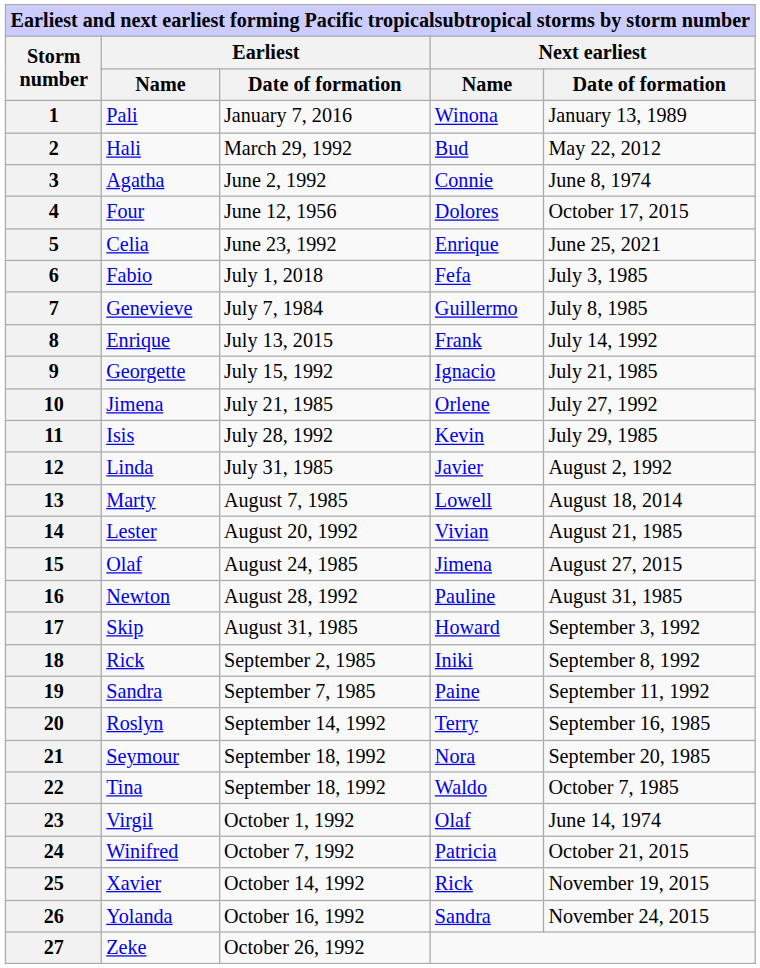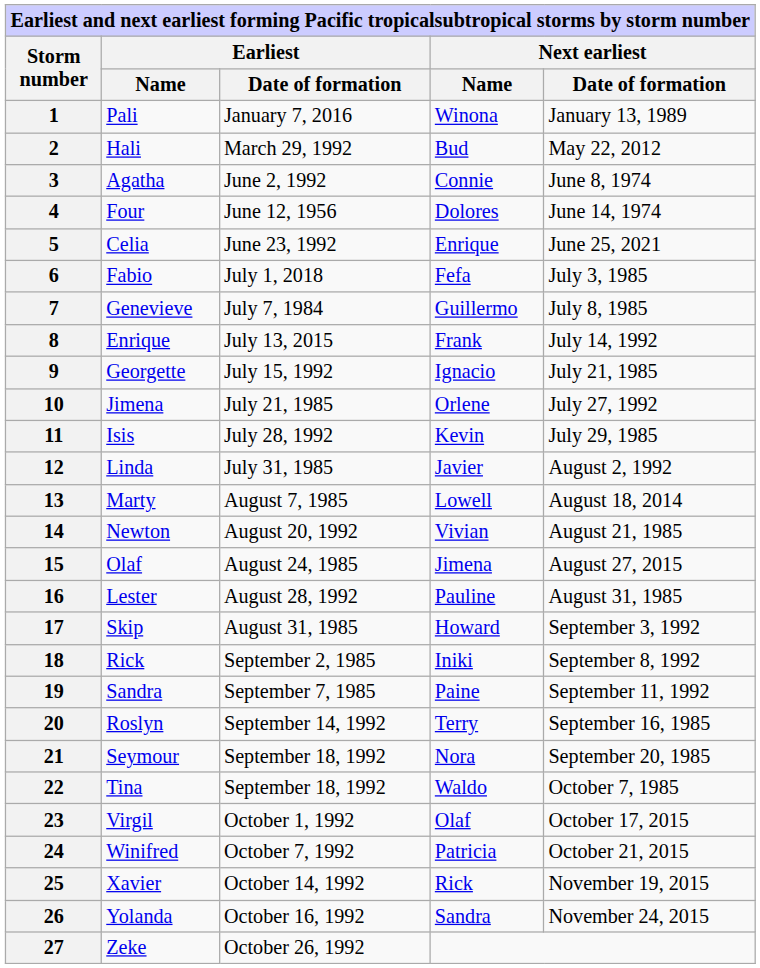(619, 212) October 17, 2015 -> (605, 212) June 14, 1974
(131, 532) Lester -> (138, 532) Newton
(138, 595) Newton -> (131, 595) Lester
(605, 819) June 14, 1974 -> (619, 819) October 17, 2015
